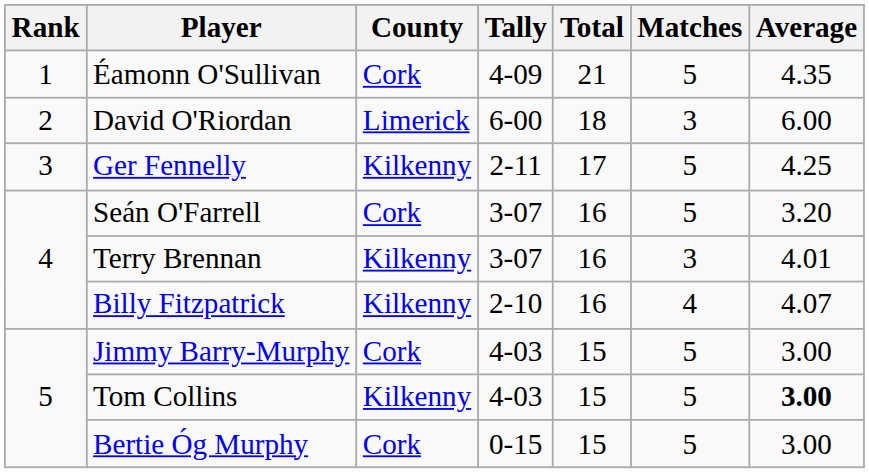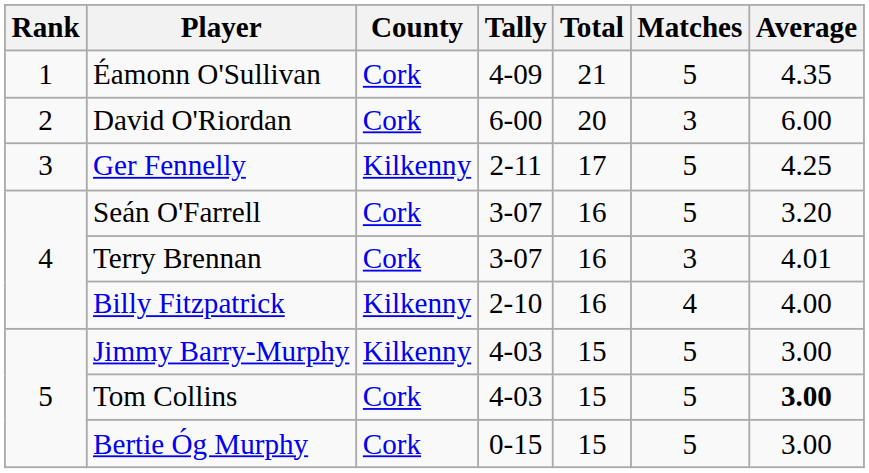(416, 119) Limerick -> (392, 119) Cork
(592, 119) 18 -> (592, 119) 20
(417, 258) Kilkenny -> (392, 258) Cork
(806, 304) 4.07 -> (806, 304) 4.00
(392, 350) Cork -> (417, 350) Kilkenny
(417, 397) Kilkenny -> (392, 397) Cork
